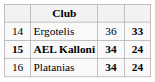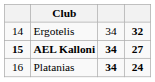(111, 31) 36 -> (111, 31) 34
(137, 31) 33 -> (137, 31) 32
(137, 49) 24 -> (137, 49) 27
